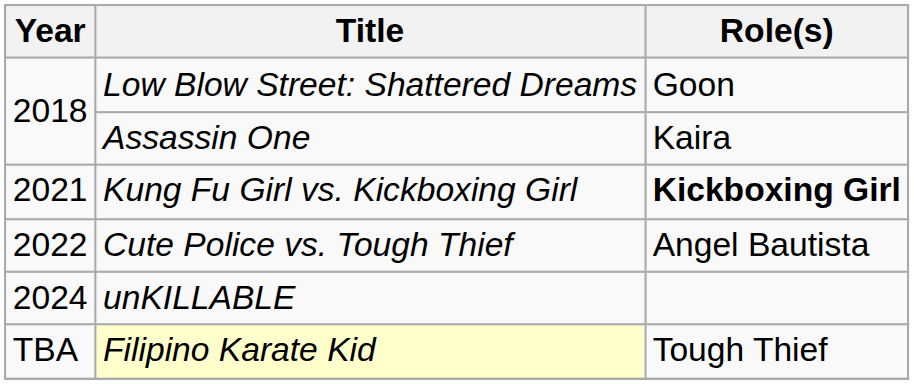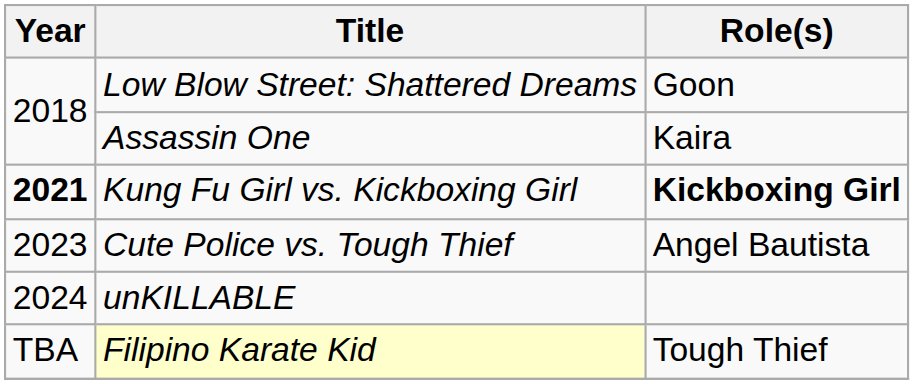(50, 191) normal -> (50, 191) bold
(50, 244) 2022 -> (50, 244) 2023
